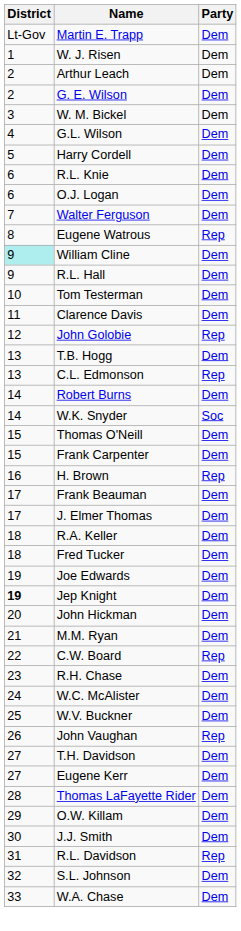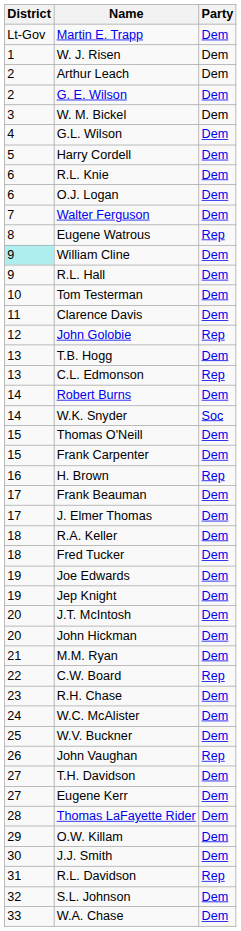(14, 595) bold -> (14, 595) normal
+ row: (94, 615)
